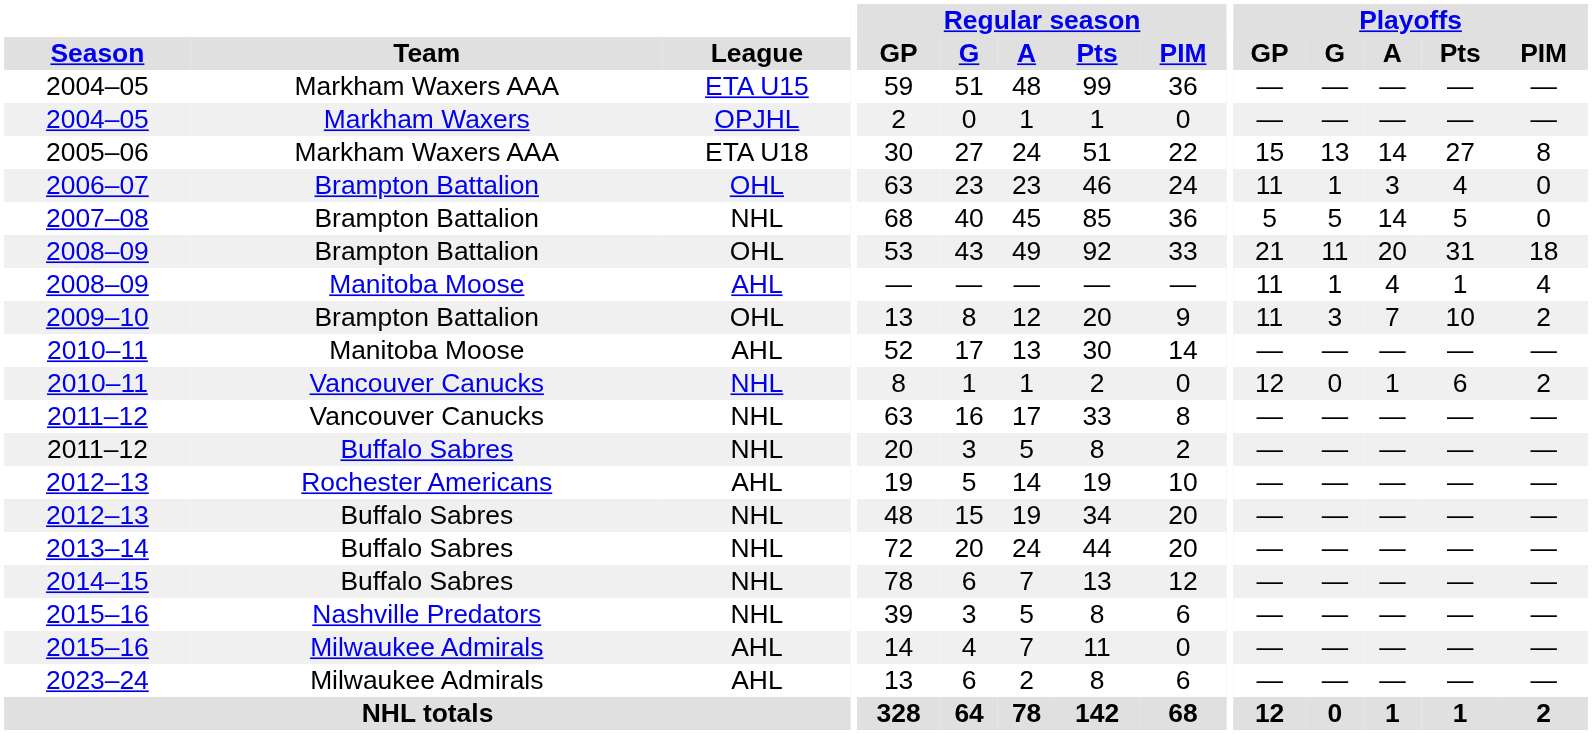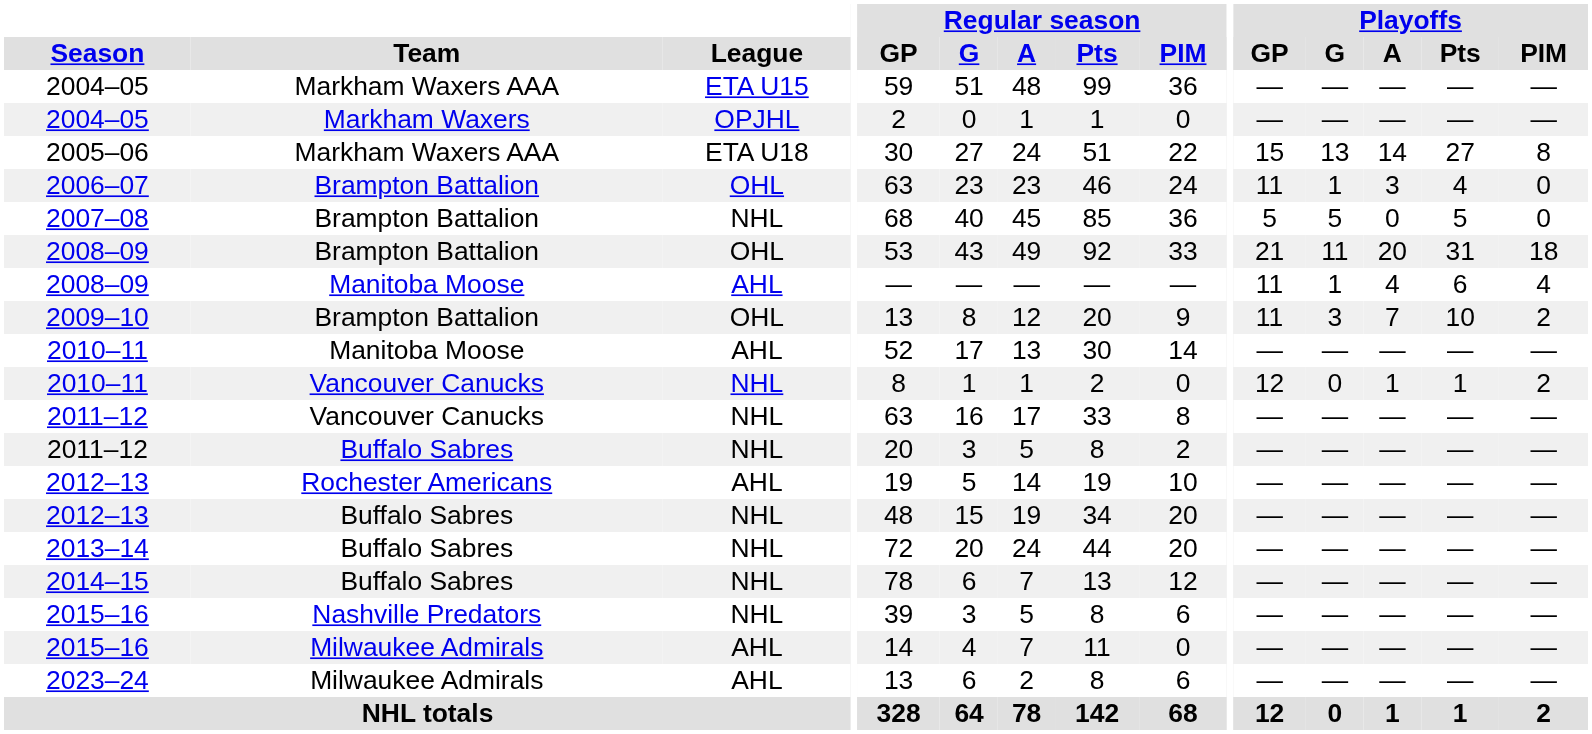(1392, 218) 14 -> (1392, 218) 0
(1460, 284) 1 -> (1460, 284) 6
(1460, 383) 6 -> (1460, 383) 1
